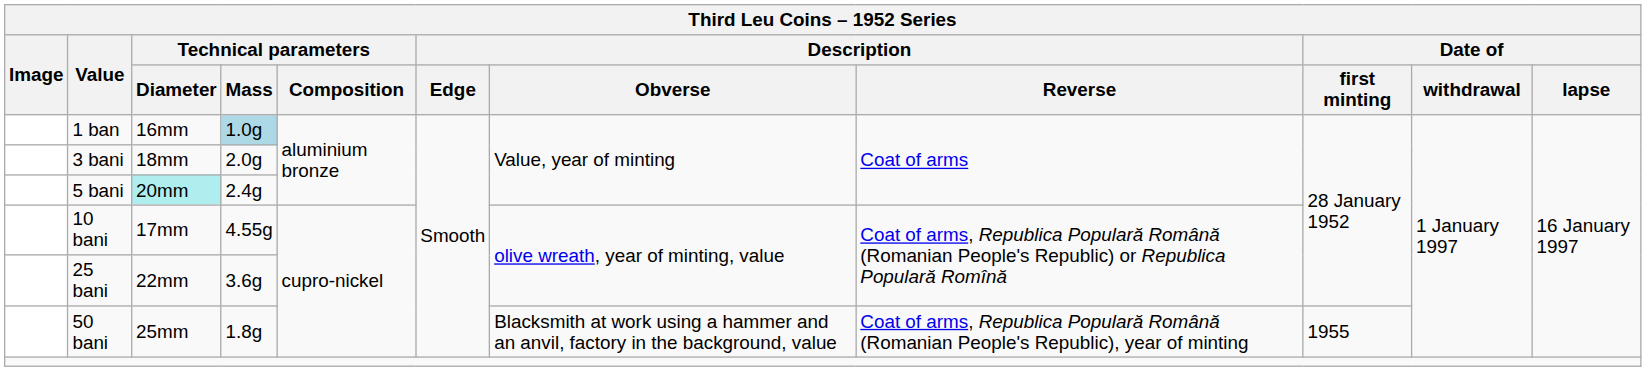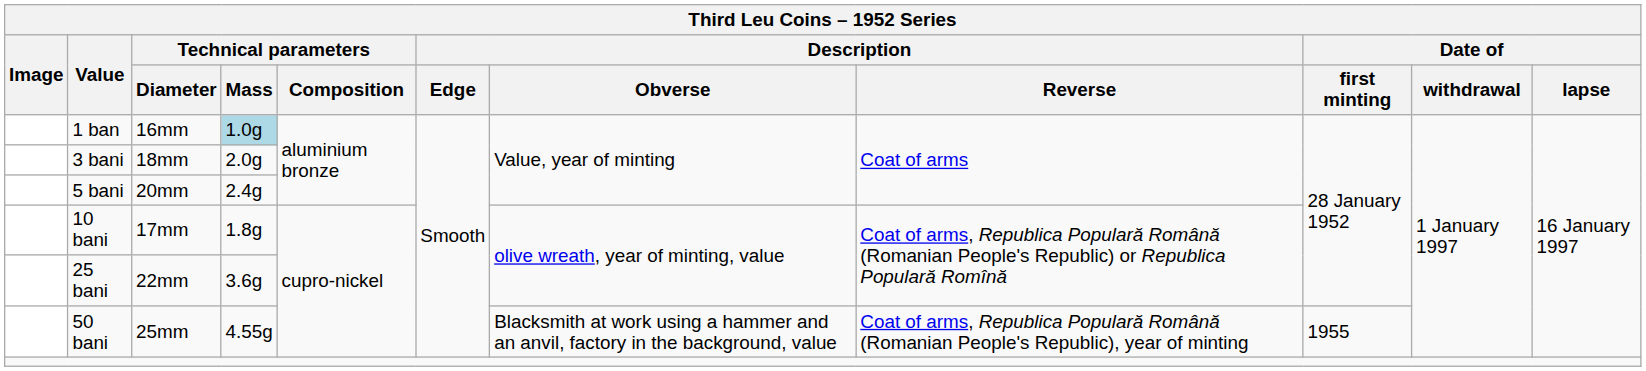(162, 190) paleturquoise background -> (162, 190) no background
(249, 230) 4.55g -> (244, 230) 1.8g
(244, 332) 1.8g -> (249, 332) 4.55g
